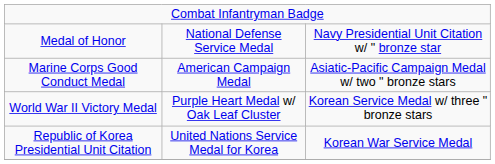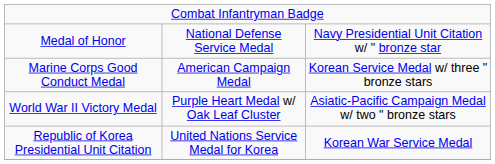(398, 75) Asiatic-Pacific Campaign Medal w/ two " bronze stars -> (398, 75) Korean Service Medal w/ three " bronze stars
(398, 108) Korean Service Medal w/ three " bronze stars -> (398, 108) Asiatic-Pacific Campaign Medal w/ two " bronze stars
